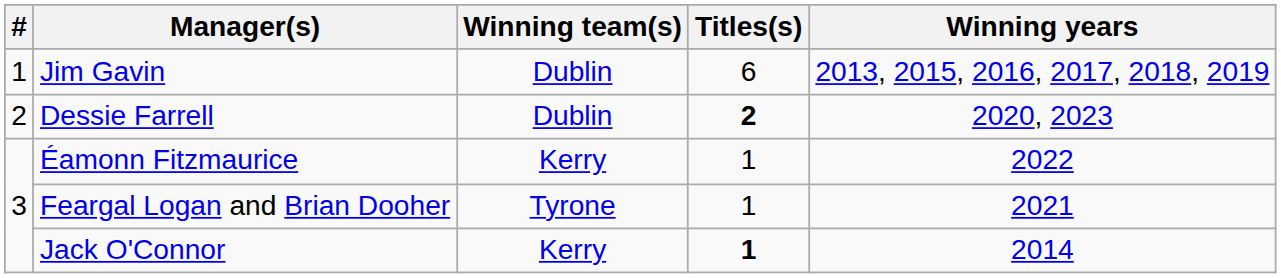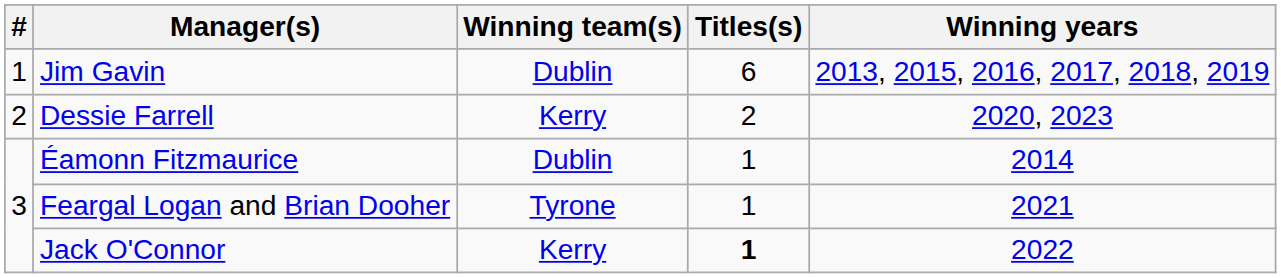(573, 116) Dublin -> (573, 116) Kerry
(749, 116) bold -> (749, 116) normal
(573, 160) Kerry -> (573, 160) Dublin
(1042, 160) 2022 -> (1042, 160) 2014
(1042, 250) 2014 -> (1042, 250) 2022
